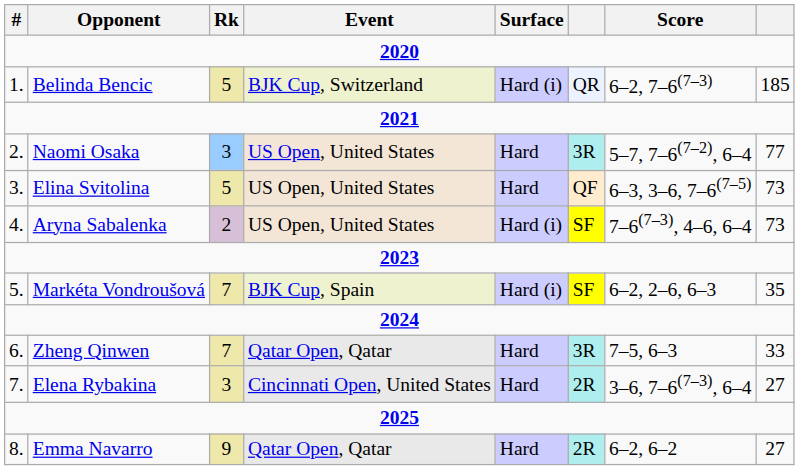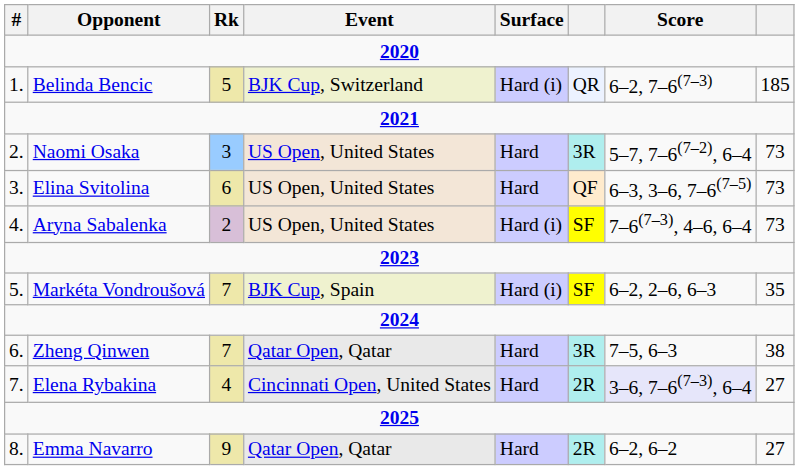(775, 151) 77 -> (775, 151) 73
(226, 187) 5 -> (226, 187) 6
(775, 350) 33 -> (775, 350) 38
(226, 384) 3 -> (226, 384) 4
(680, 384) no background -> (680, 384) lavender background
